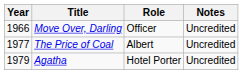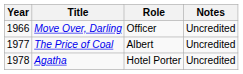(18, 61) 1979 -> (18, 61) 1978
